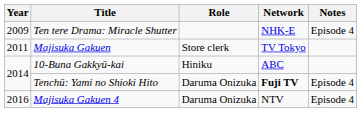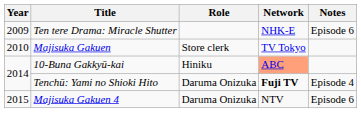(332, 30) Episode 4 -> (332, 30) Episode 6
(18, 47) 2011 -> (18, 47) 2010
(272, 64) no background -> (272, 64) lightsalmon background
(18, 99) 2016 -> (18, 99) 2015
(332, 99) Episode 4 -> (332, 99) Episode 6
